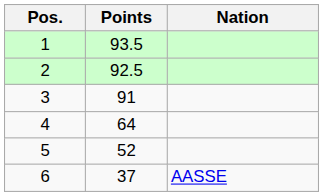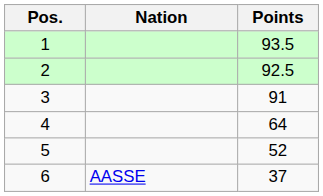columns swapped: (243, 17) <-> (126, 17)
